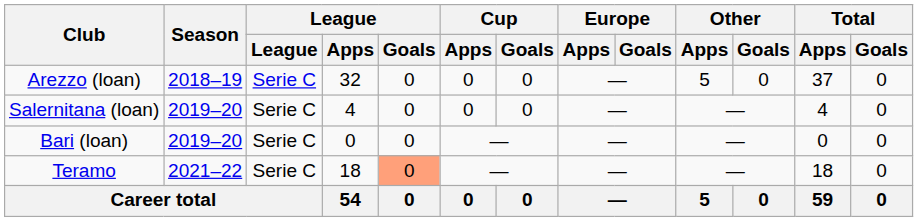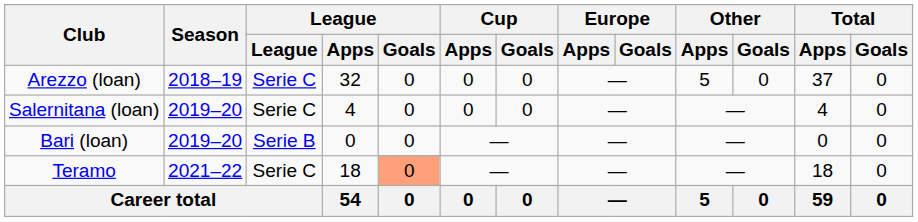(284, 140) Serie C -> (284, 140) Serie B
